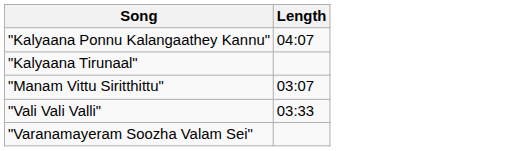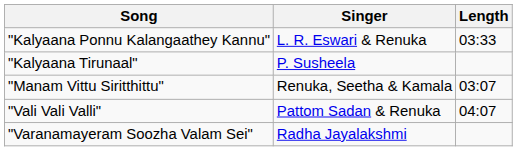+ column: (365, 16)
(295, 39) 04:07 -> (478, 39) 03:33
(295, 110) 03:33 -> (478, 110) 04:07
